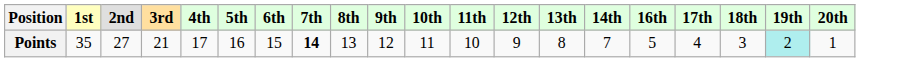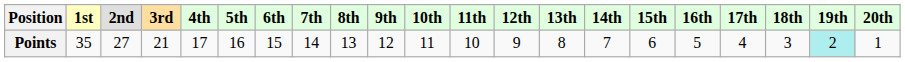+ column: (652, 17)
(311, 43) bold -> (311, 43) normal
